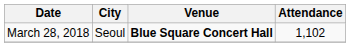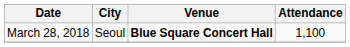(310, 32) 1,102 -> (310, 32) 1,100
